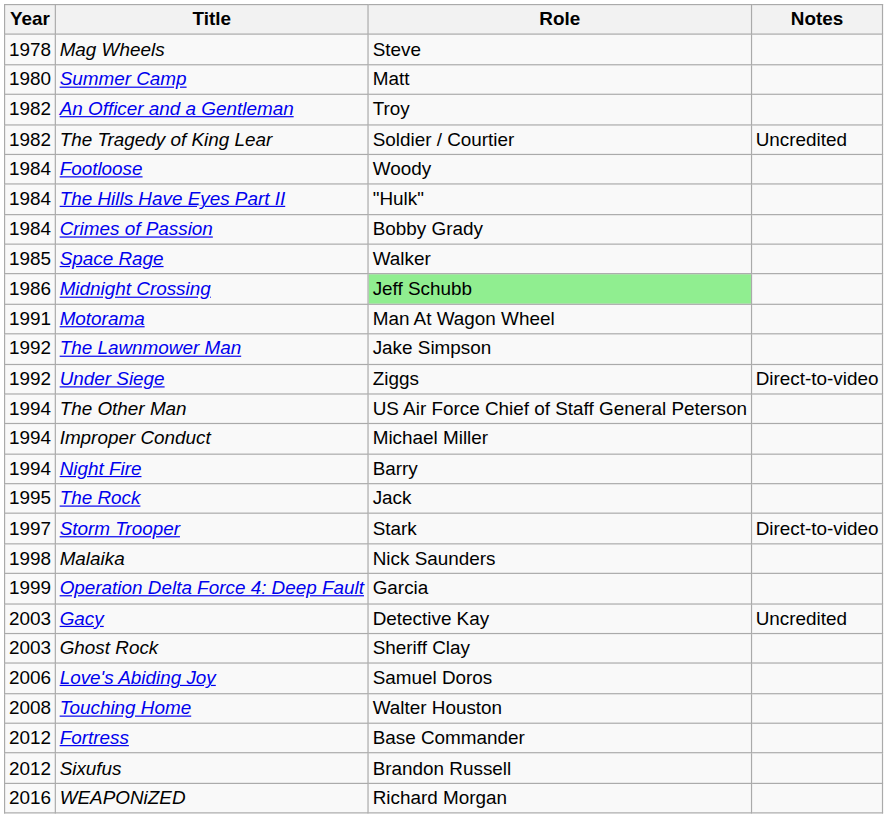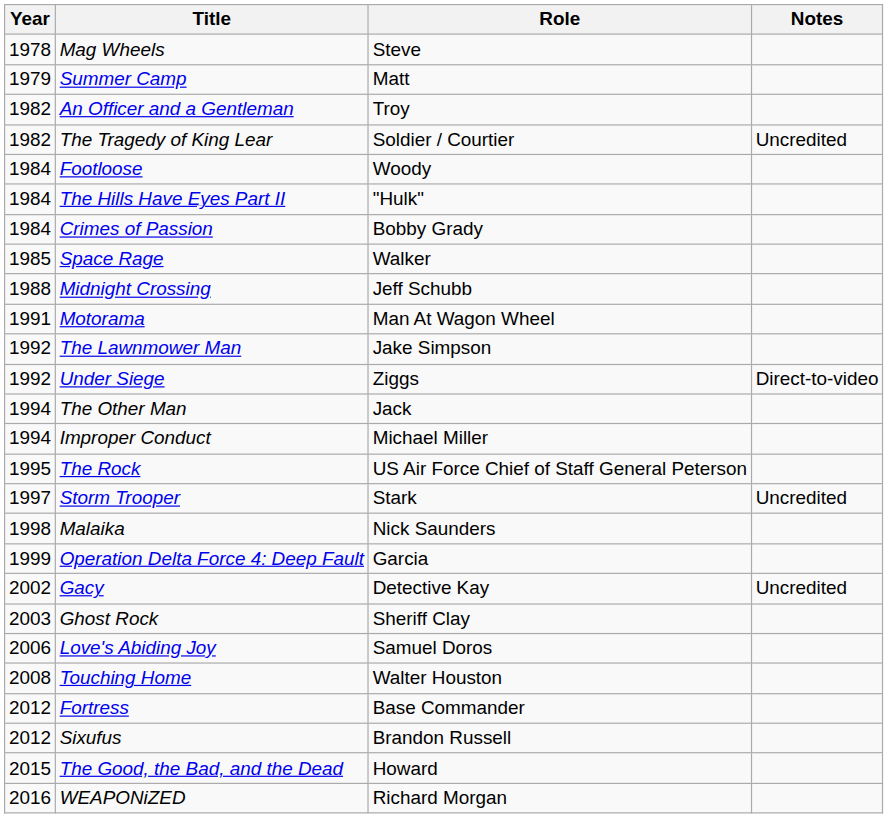(30, 79) 1980 -> (30, 79) 1979
(30, 288) 1986 -> (30, 288) 1988
(422, 288) lightgreen background -> (422, 288) no background
(560, 408) US Air Force Chief of Staff General Peterson -> (392, 408) Jack
- row: (101, 468)
(392, 498) Jack -> (560, 468) US Air Force Chief of Staff General Peterson
(817, 528) Direct-to-video -> (801, 498) Uncredited
(30, 618) 2003 -> (30, 588) 2002
+ row: (201, 768)
